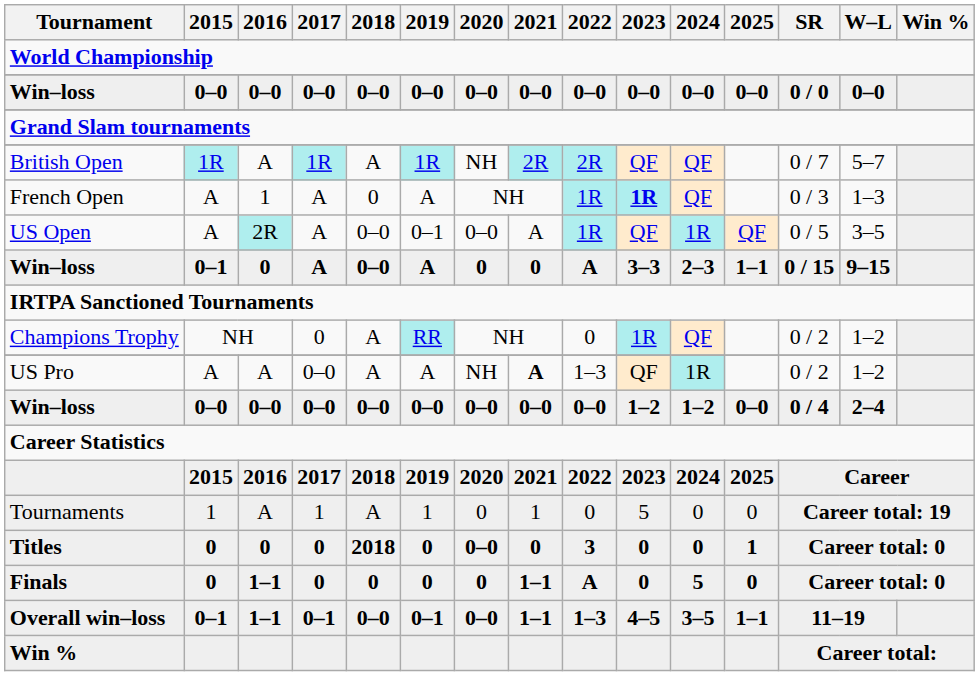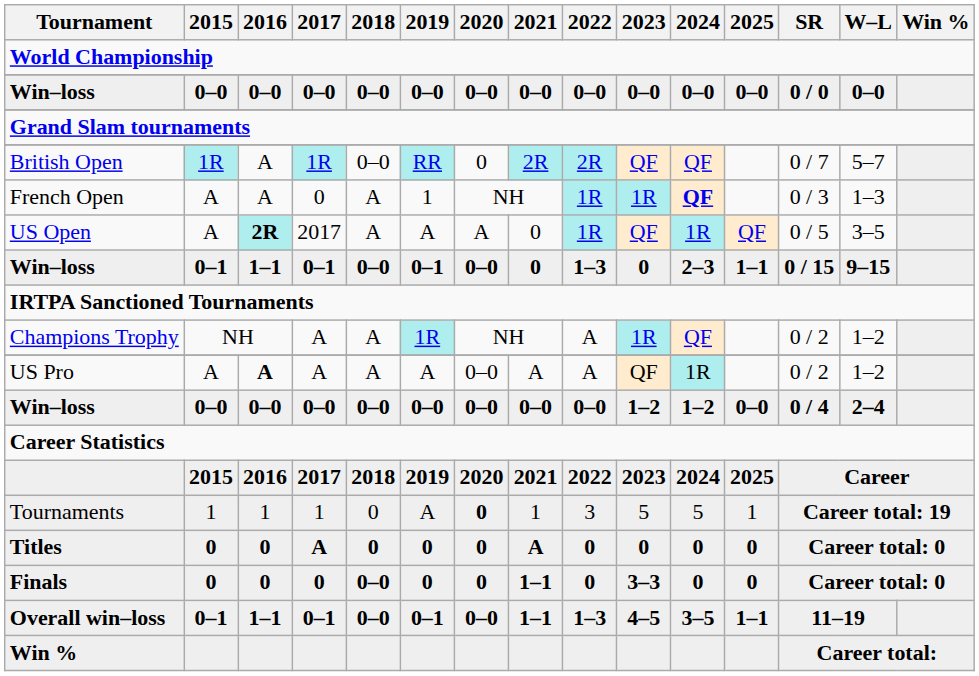(373, 162) A -> (373, 162) 0–0
(427, 162) 1R -> (427, 162) RR
(481, 162) NH -> (481, 162) 0
(265, 197) 1 -> (265, 197) A
(319, 197) A -> (319, 197) 0
(373, 197) 0 -> (373, 197) A
(427, 197) A -> (427, 197) 1
(644, 197) bold -> (644, 197) normal
(698, 197) normal -> (698, 197) bold
(265, 232) normal -> (265, 232) bold
(319, 232) A -> (319, 232) 2017
(373, 232) 0–0 -> (373, 232) A
(427, 232) 0–1 -> (427, 232) A
(481, 232) 0–0 -> (481, 232) A
(536, 232) A -> (536, 232) 0
(265, 267) 0 -> (265, 267) 1–1
(319, 267) A -> (319, 267) 0–1
(427, 267) A -> (427, 267) 0–1
(481, 267) 0 -> (481, 267) 0–0
(590, 267) A -> (590, 267) 1–3
(644, 267) 3–3 -> (644, 267) 0
(319, 337) 0 -> (319, 337) A
(427, 337) RR -> (427, 337) 1R
(590, 337) 0 -> (590, 337) A
(265, 372) normal -> (265, 372) bold
(319, 372) 0–0 -> (319, 372) A
(481, 372) NH -> (481, 372) 0–0
(536, 372) bold -> (536, 372) normal
(590, 372) 1–3 -> (590, 372) A
(265, 512) A -> (265, 512) 1
(373, 512) A -> (373, 512) 0
(427, 512) 1 -> (427, 512) A
(481, 512) normal -> (481, 512) bold
(590, 512) 0 -> (590, 512) 3
(698, 512) 0 -> (698, 512) 5
(752, 512) 0 -> (752, 512) 1
(319, 547) 0 -> (319, 547) A
(373, 547) 2018 -> (373, 547) 0
(481, 547) 0–0 -> (481, 547) 0
(536, 547) 0 -> (536, 547) A
(590, 547) 3 -> (590, 547) 0
(752, 547) 1 -> (752, 547) 0
(265, 582) 1–1 -> (265, 582) 0
(373, 582) 0 -> (373, 582) 0–0
(590, 582) A -> (590, 582) 0
(644, 582) 0 -> (644, 582) 3–3
(698, 582) 5 -> (698, 582) 0
